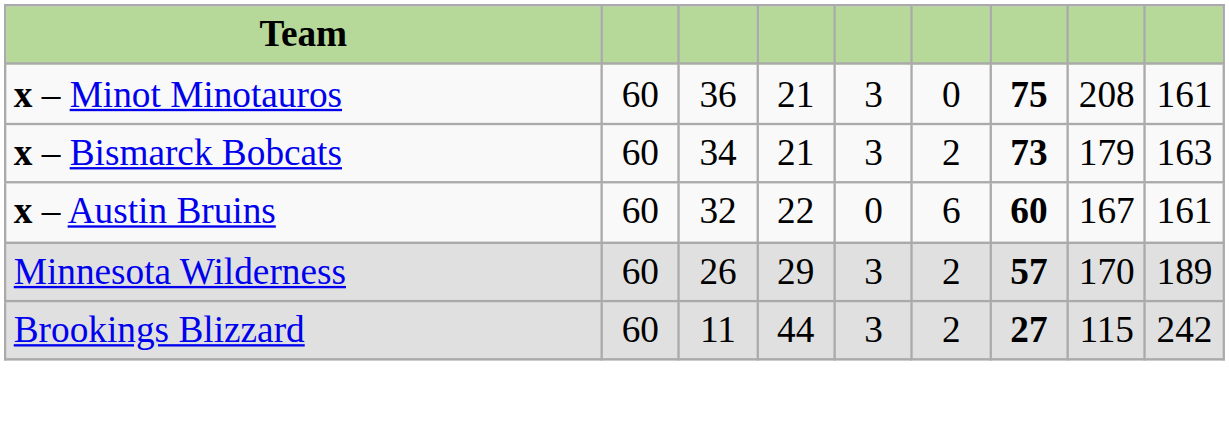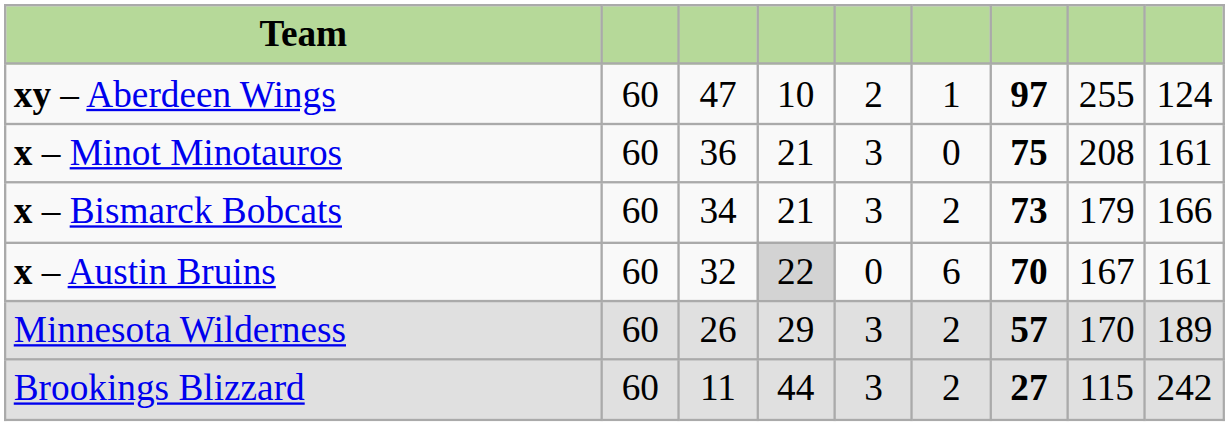+ row: (175, 93)
(1185, 152) 163 -> (1185, 211) 166
(796, 211) no background -> (796, 270) lightgrey background
(1029, 211) 60 -> (1029, 270) 70
